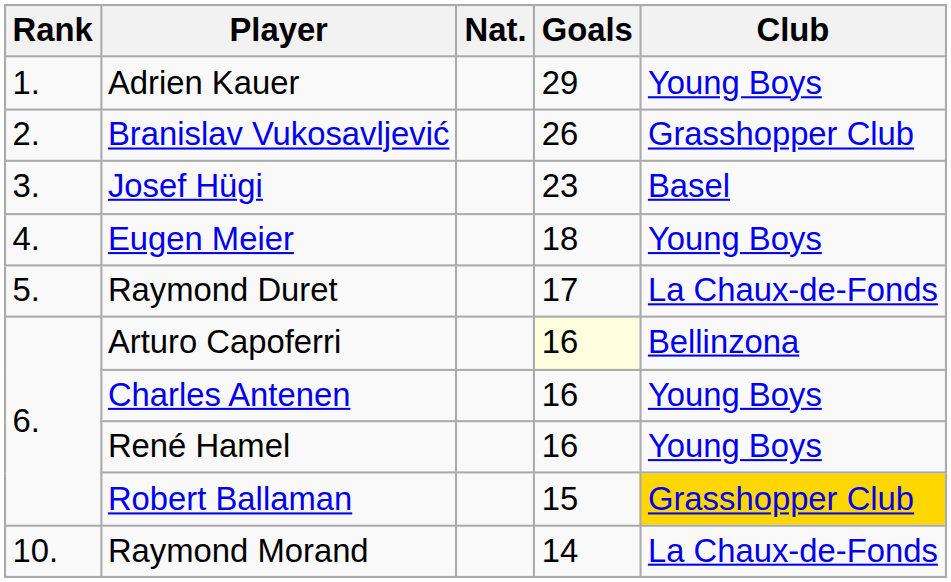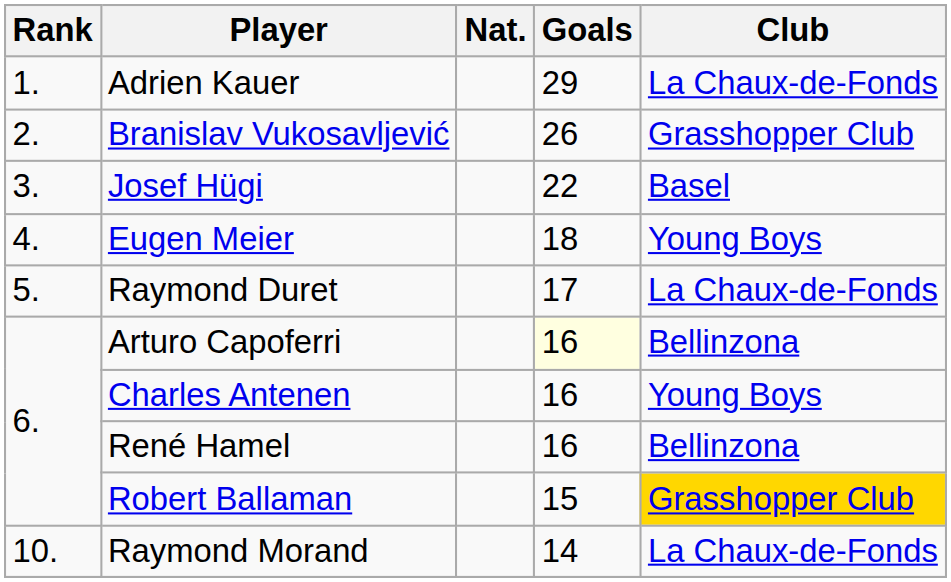(735, 82) Young Boys -> (793, 82) La Chaux-de-Fonds
(560, 186) 23 -> (560, 186) 22
(735, 446) Young Boys -> (724, 446) Bellinzona
